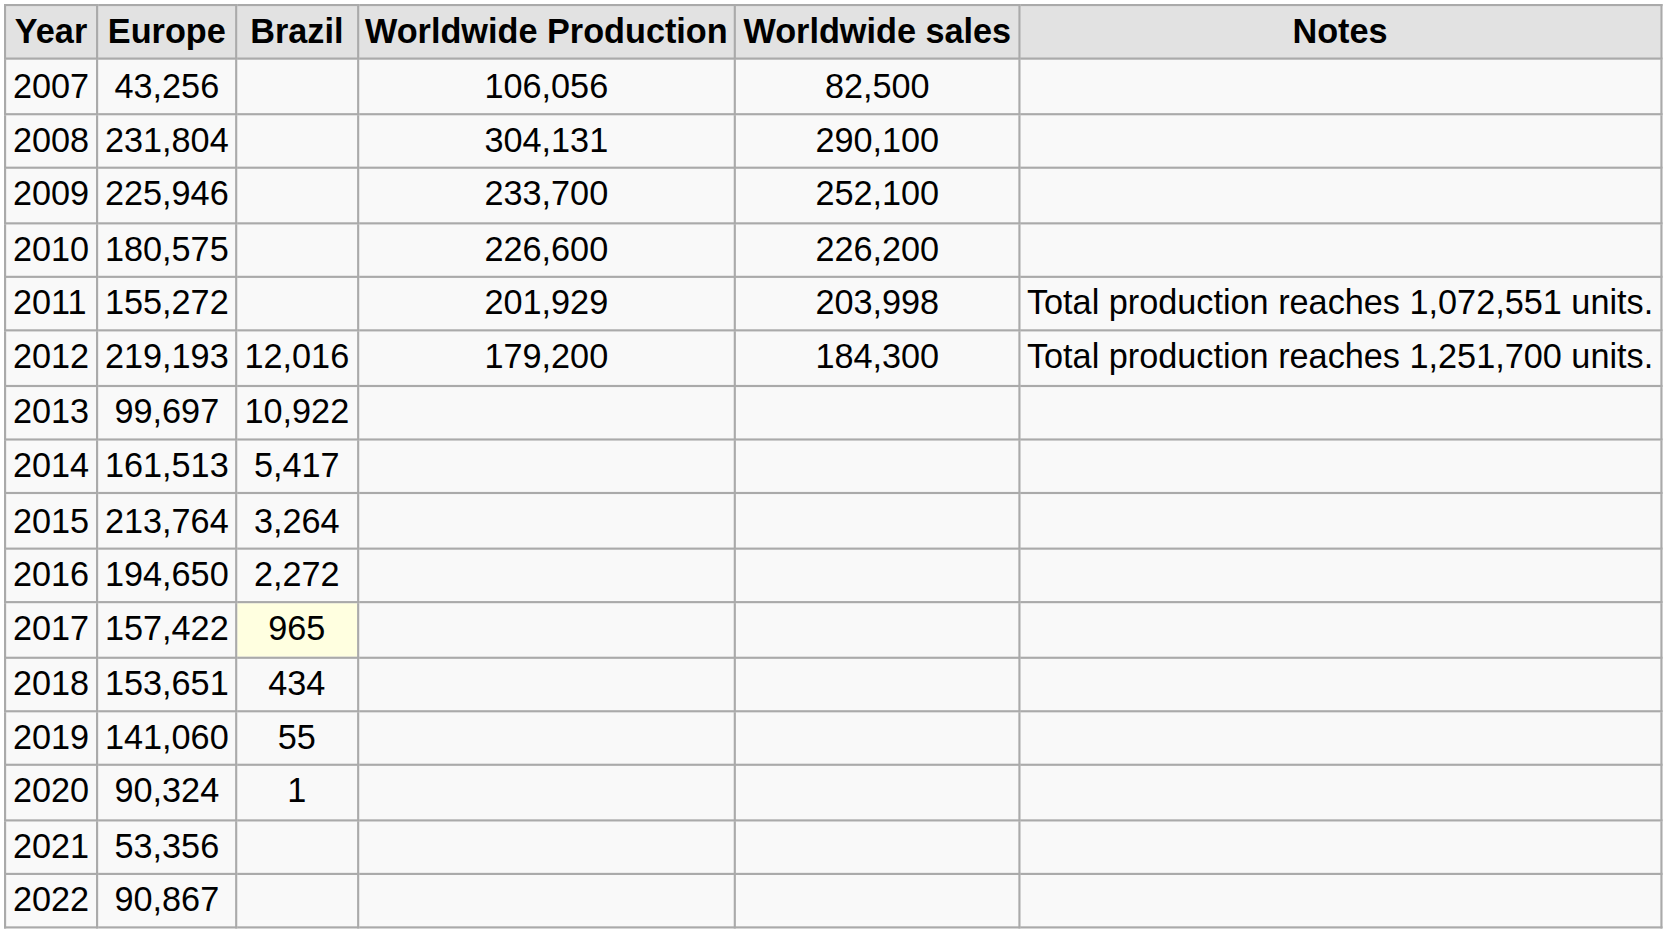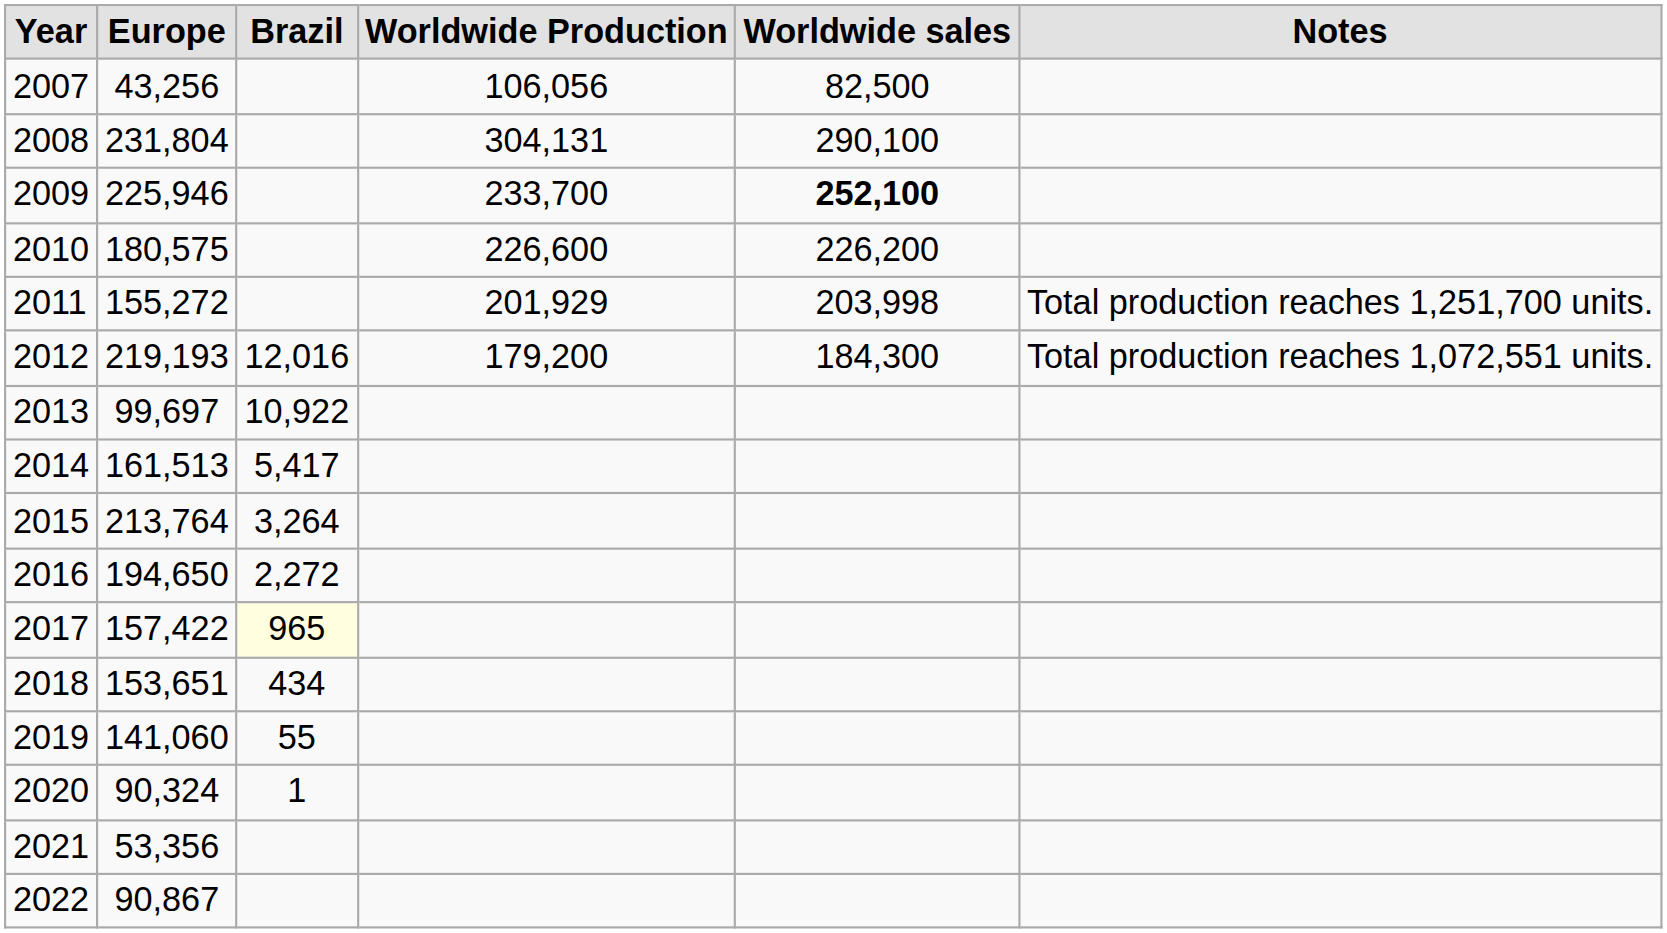(877, 194) normal -> (877, 194) bold
(1340, 303) Total production reaches 1,072,551 units. -> (1340, 303) Total production reaches 1,251,700 units.
(1340, 357) Total production reaches 1,251,700 units. -> (1340, 357) Total production reaches 1,072,551 units.
